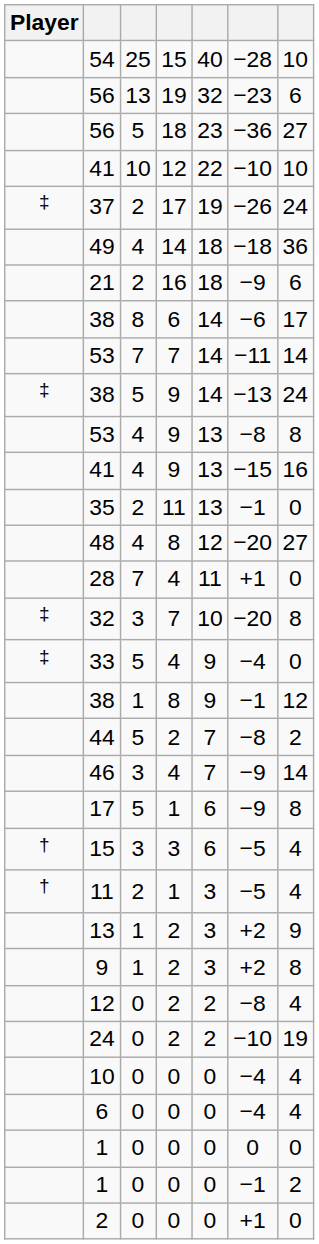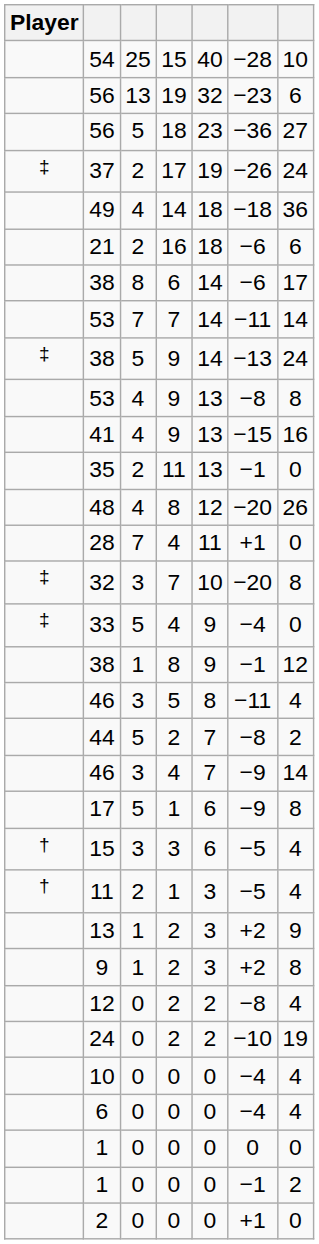- row: (102, 167)
(253, 282) −9 -> (253, 246) −6
(295, 543) 27 -> (295, 506) 26
+ row: (102, 700)
